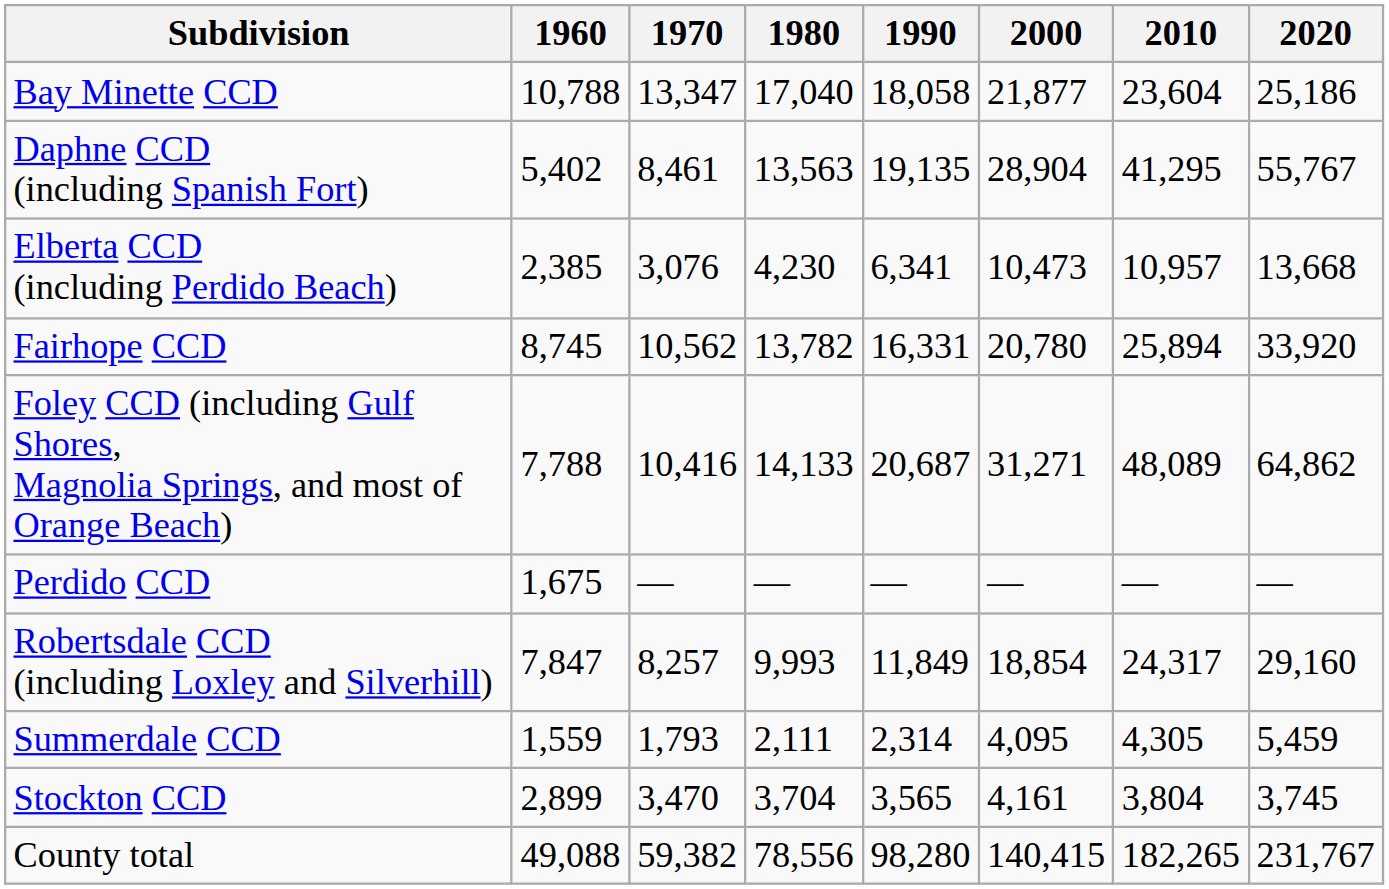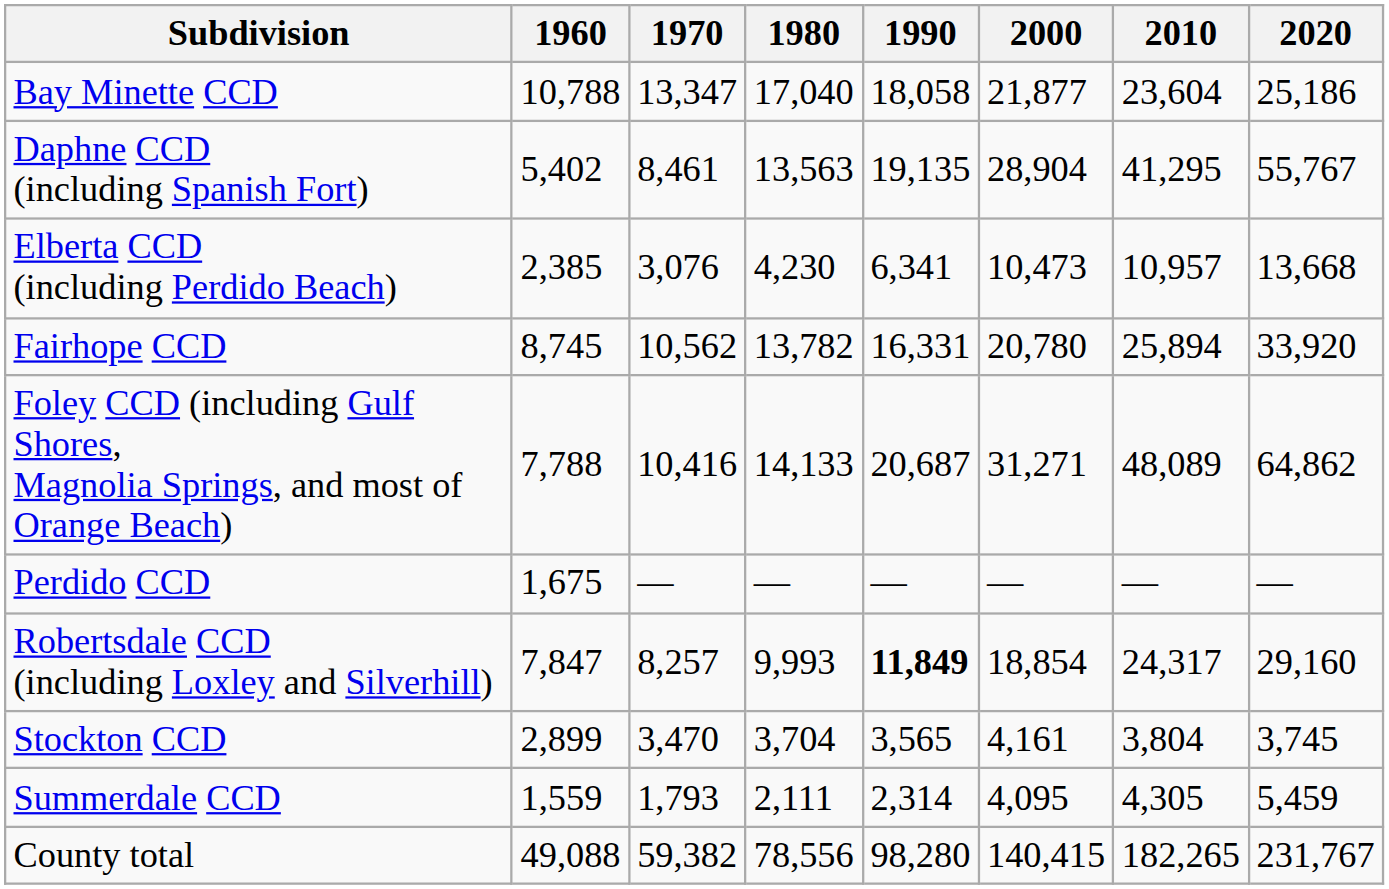(920, 661) normal -> (919, 661) bold
rows swapped: (120, 796) <-> (147, 739)
